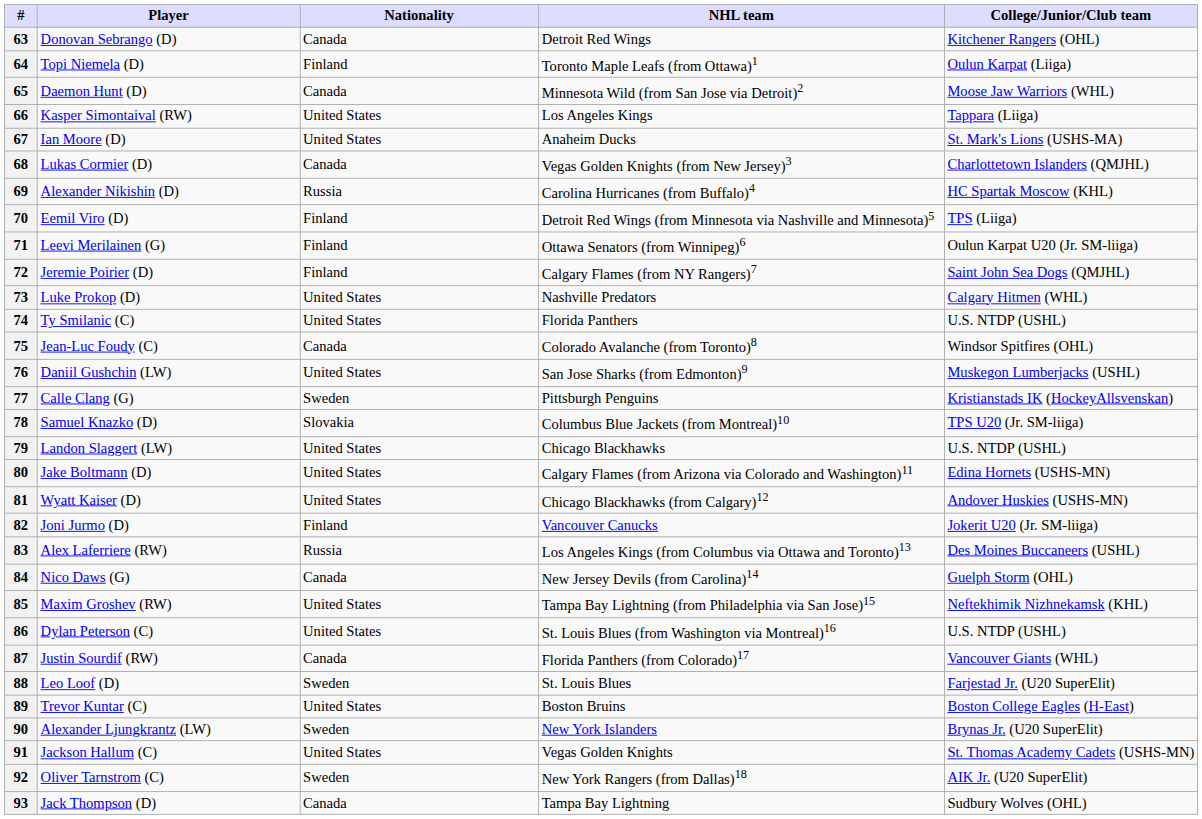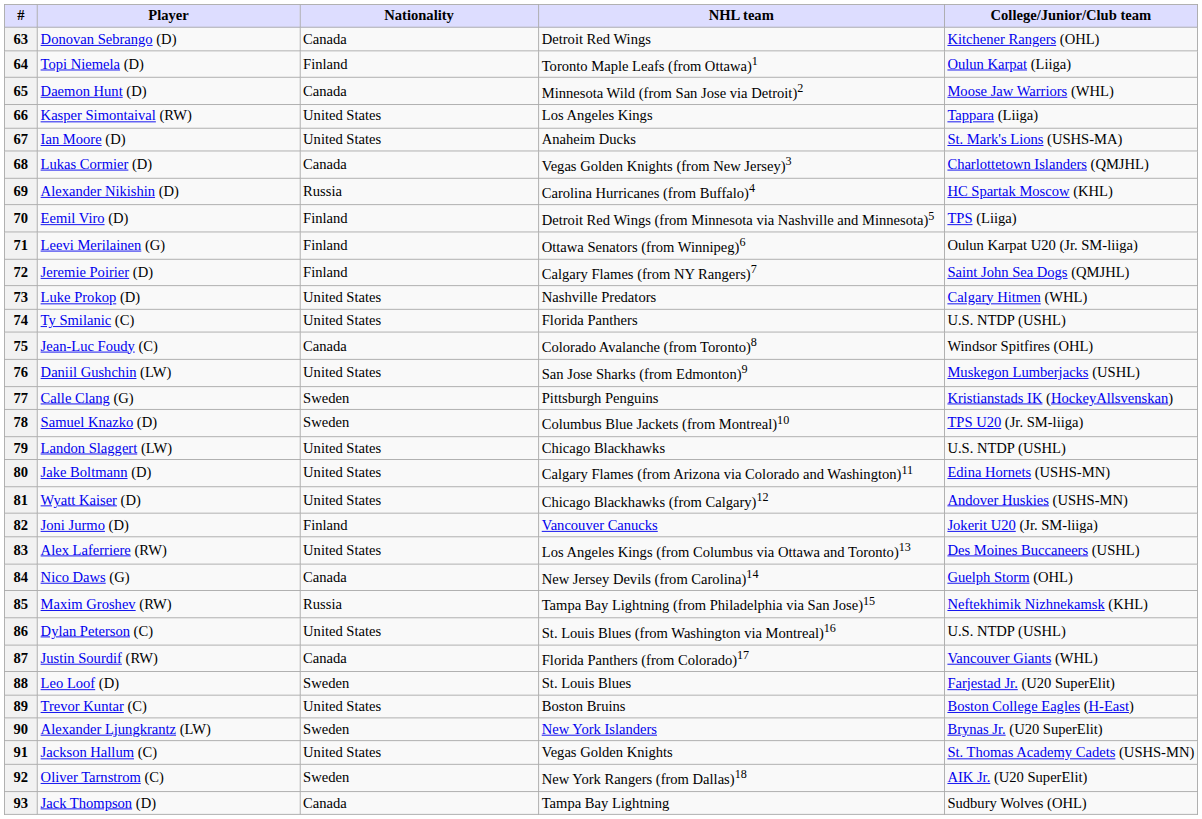(329, 422) Slovakia -> (326, 422) Sweden
(323, 550) Russia -> (342, 550) United States
(342, 604) United States -> (323, 604) Russia
